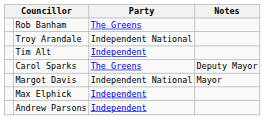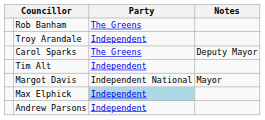(142, 39) Independent National -> (119, 39) Independent
rows swapped: (33, 53) <-> (46, 66)
(119, 94) no background -> (119, 94) lightblue background
